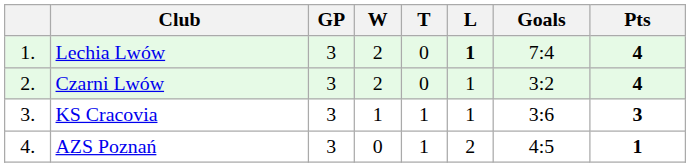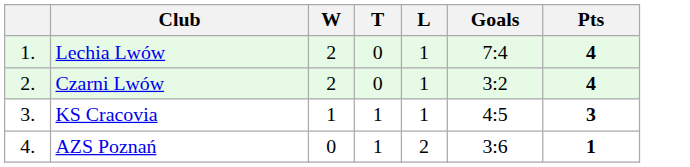- column: (331, 20)
(470, 51) bold -> (424, 51) normal
(541, 114) 3:6 -> (495, 114) 4:5
(541, 146) 4:5 -> (495, 146) 3:6
